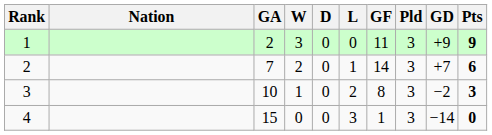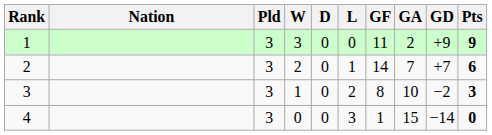columns swapped: (411, 17) <-> (270, 17)
